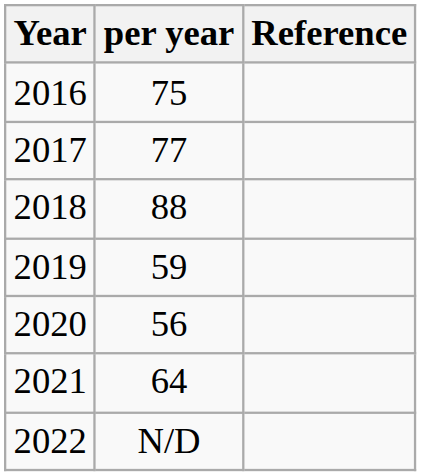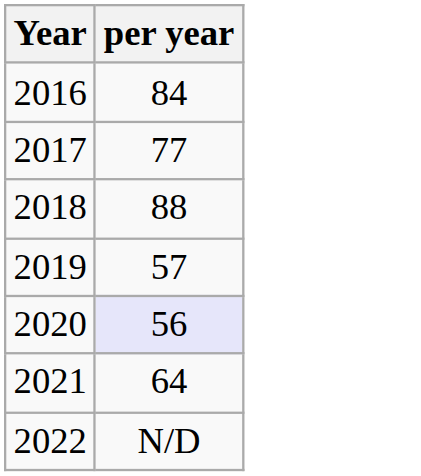- column: (329, 33)
(169, 91) 75 -> (169, 91) 84
(169, 265) 59 -> (169, 265) 57
(169, 324) no background -> (169, 324) lavender background
